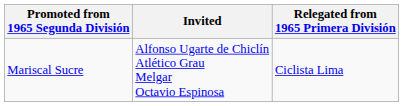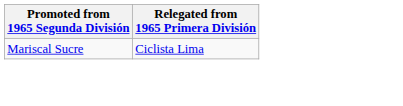- column: (202, 21)
